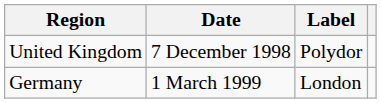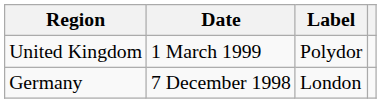(221, 51) 7 December 1998 -> (206, 51) 1 March 1999
(206, 82) 1 March 1999 -> (221, 82) 7 December 1998
